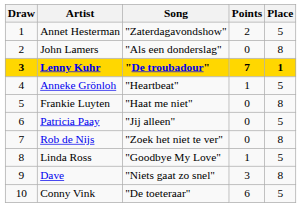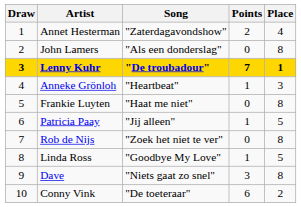(280, 31) 5 -> (280, 31) 4
(280, 85) 5 -> (280, 85) 3
(247, 121) 0 -> (247, 121) 1
(280, 193) 5 -> (280, 193) 2
